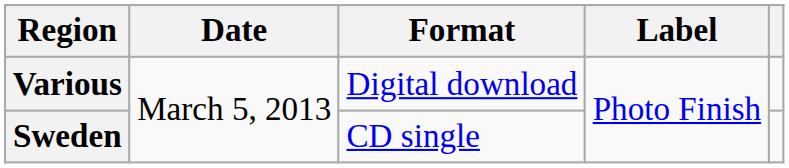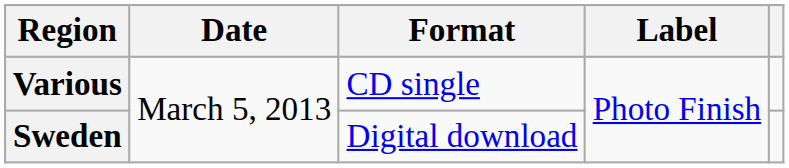(462, 83) Digital download -> (413, 83) CD single
(413, 135) CD single -> (462, 135) Digital download
